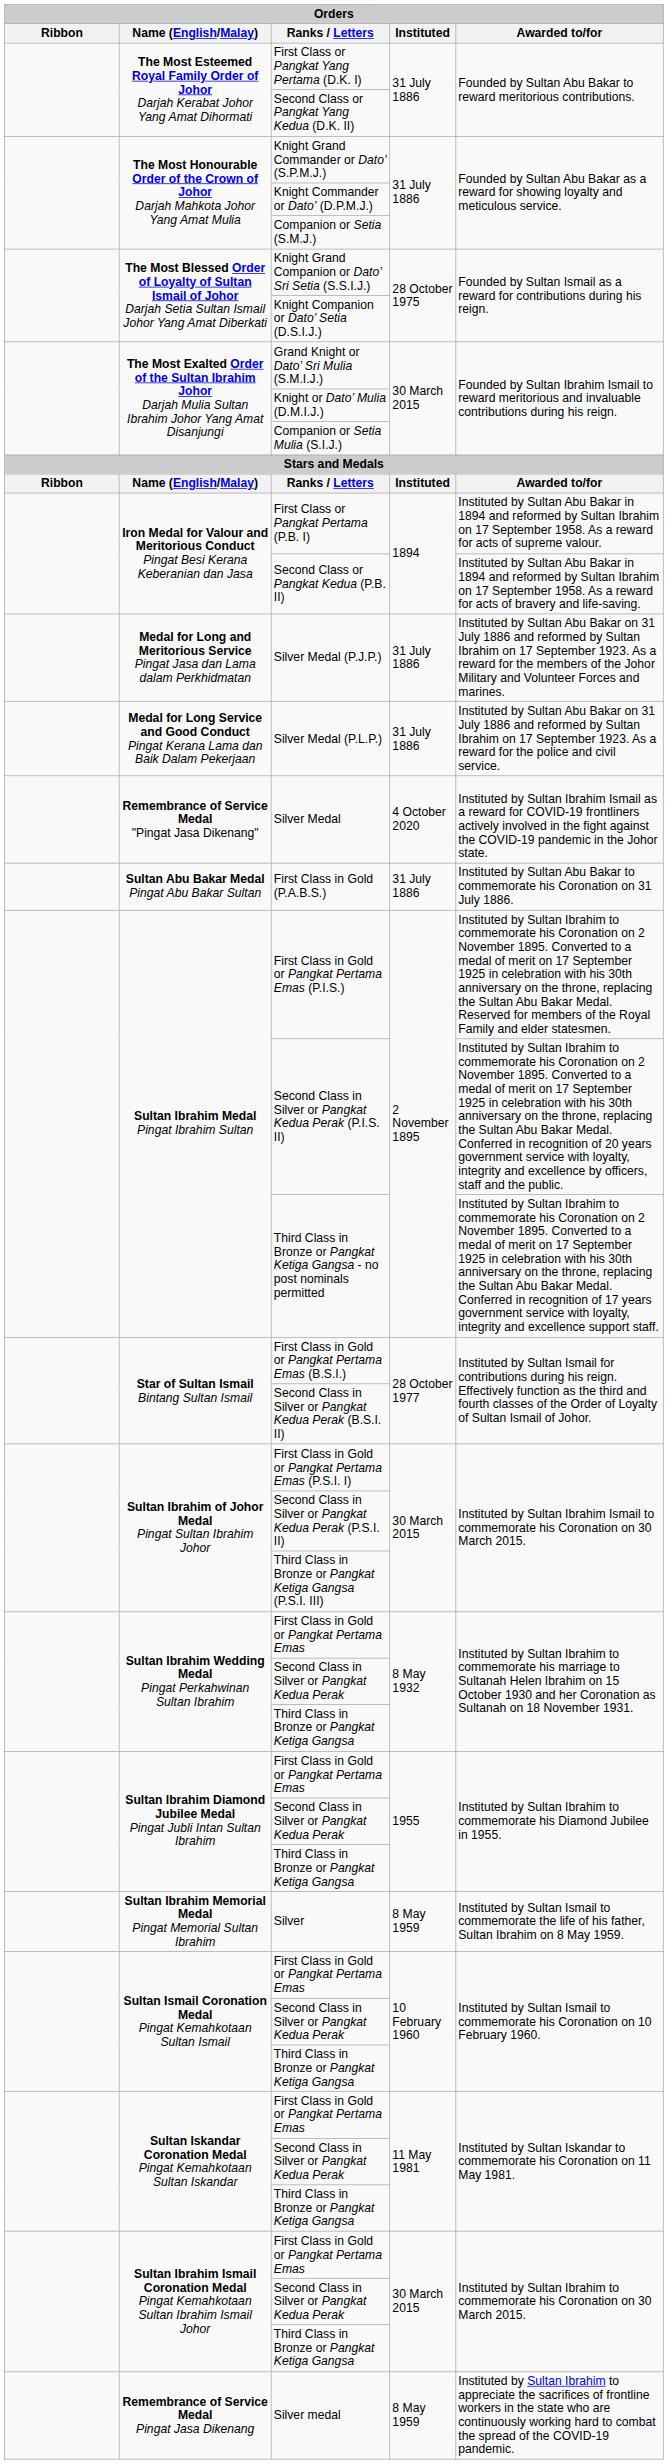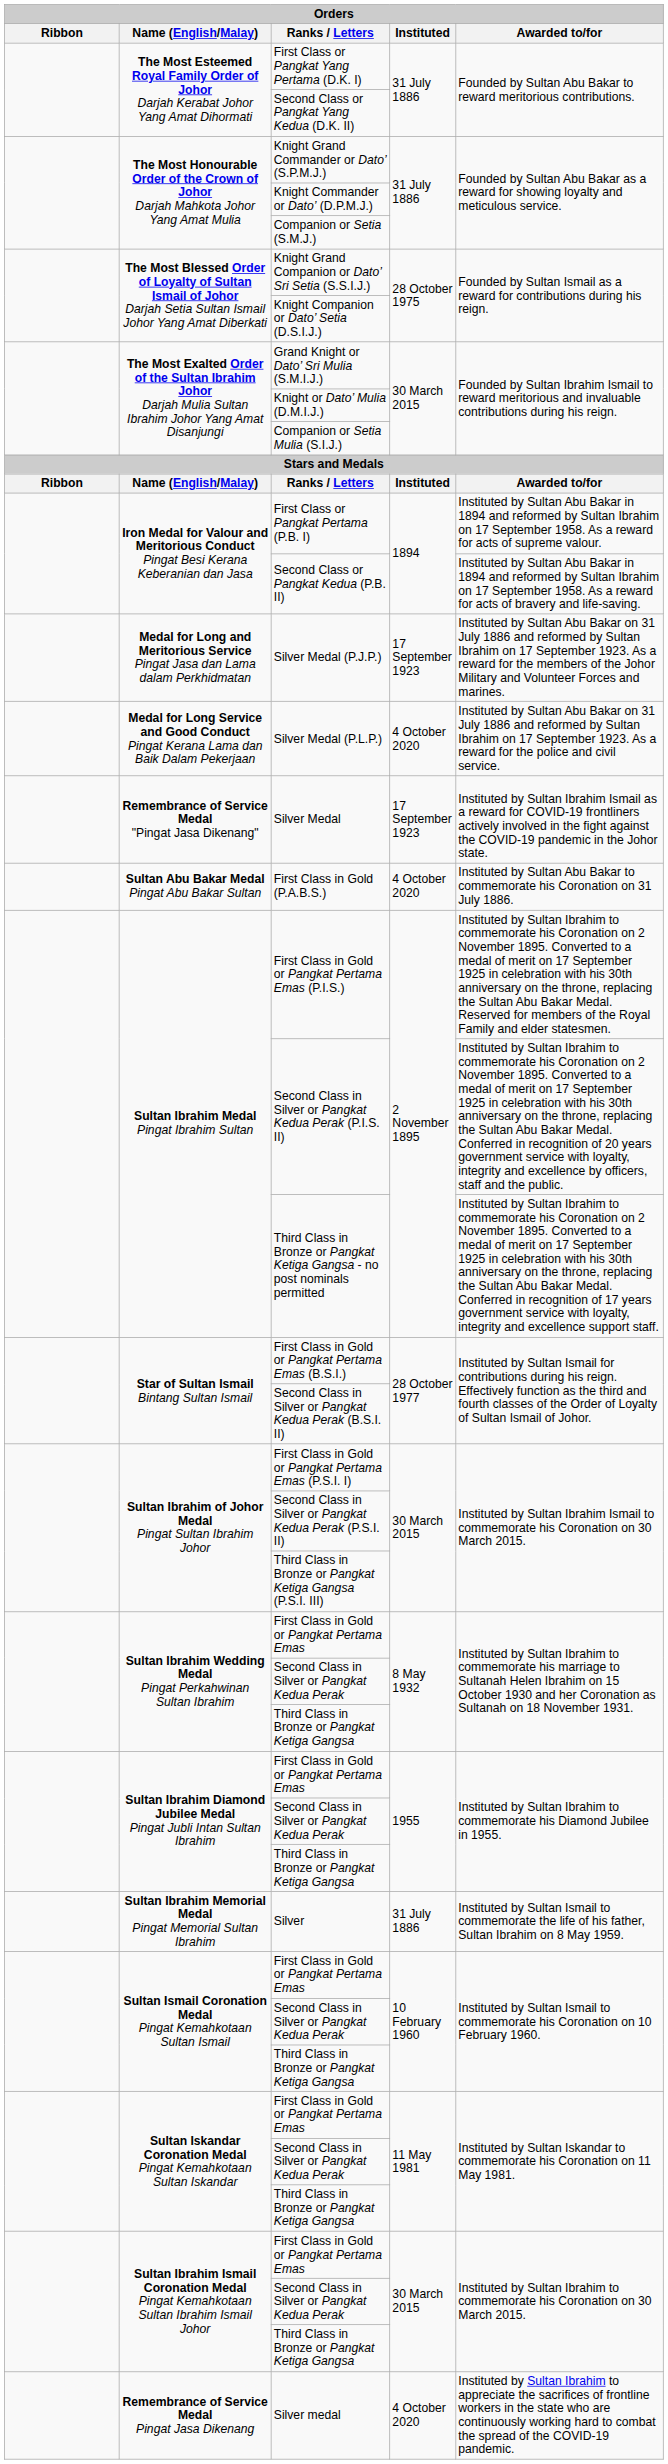(412, 657) 31 July 1886 -> (422, 657) 17 September 1923
(412, 738) 31 July 1886 -> (419, 738) 4 October 2020
(419, 819) 4 October 2020 -> (422, 819) 17 September 1923
(412, 886) 31 July 1886 -> (419, 886) 4 October 2020
(409, 1921) 8 May 1959 -> (412, 1921) 31 July 1886
(409, 2415) 8 May 1959 -> (419, 2415) 4 October 2020
